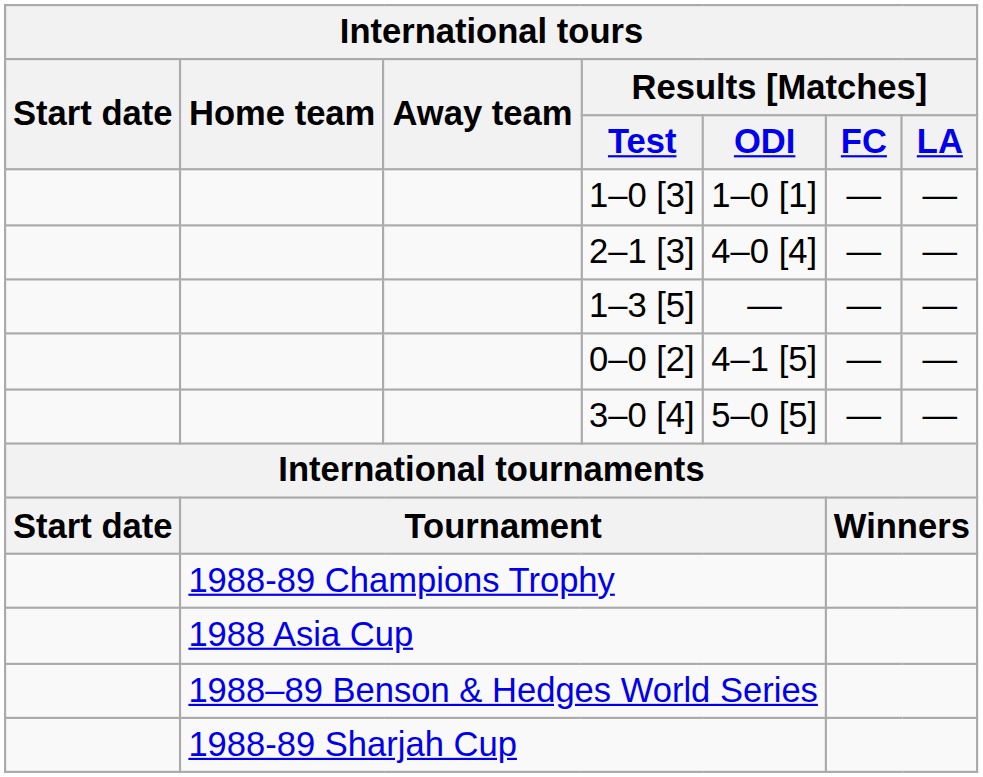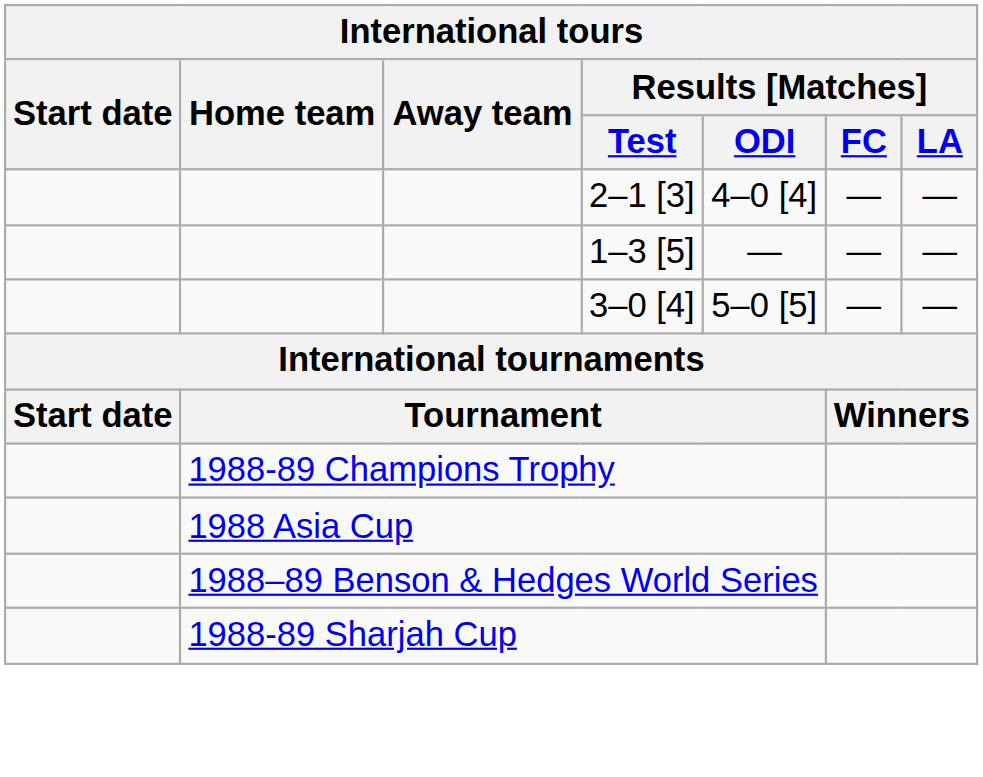- row: (642, 196)
- row: (642, 360)
